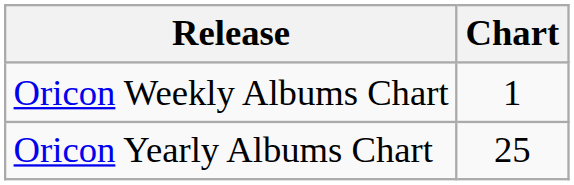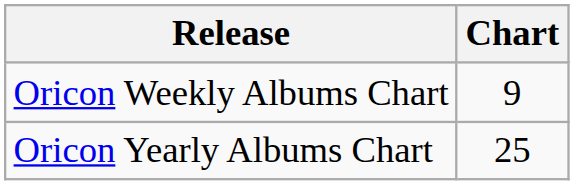(512, 91) 1 -> (512, 91) 9
